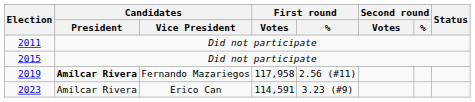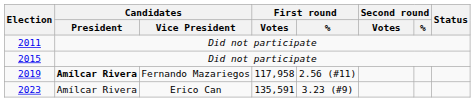(274, 89) 114,591 -> (274, 89) 135,591
